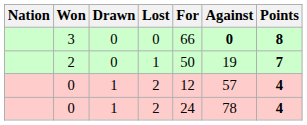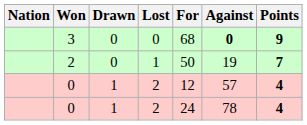(188, 39) 66 -> (188, 39) 68
(279, 39) 8 -> (279, 39) 9
